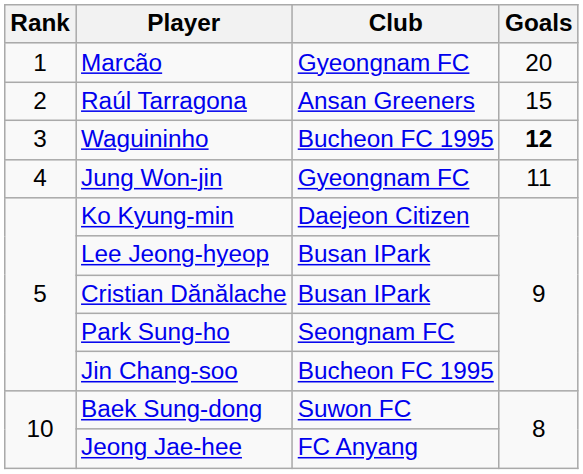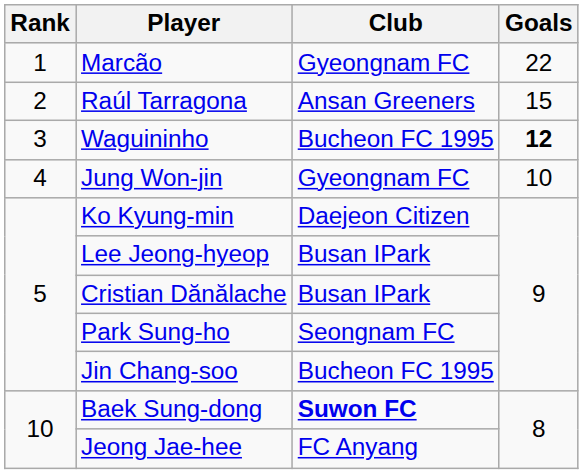(539, 62) 20 -> (539, 62) 22
(539, 178) 11 -> (539, 178) 10
(355, 409) normal -> (357, 409) bold
